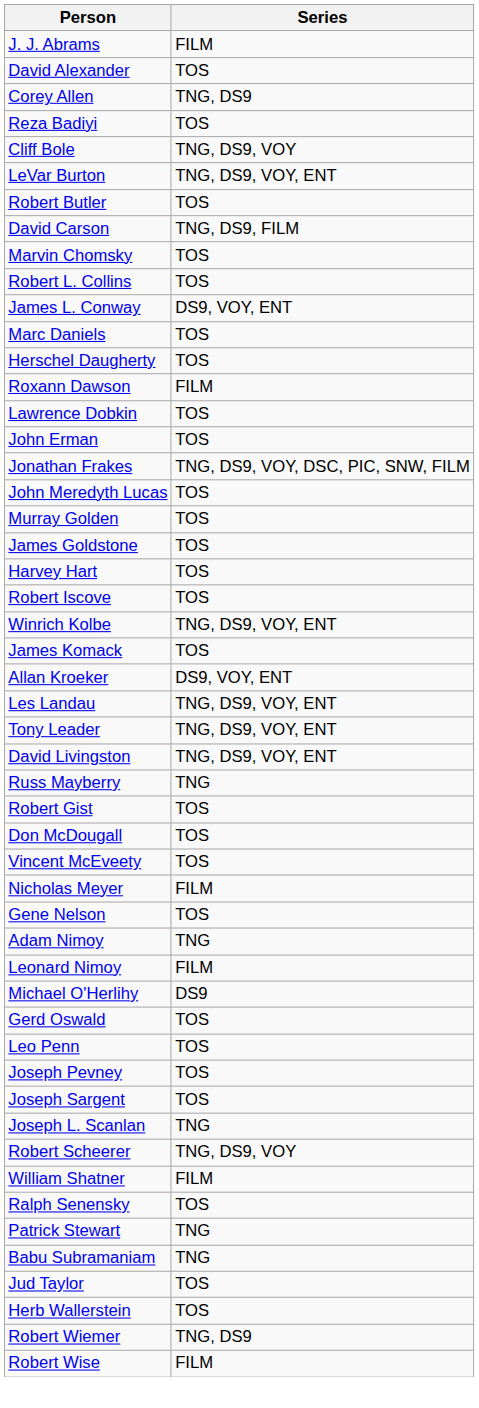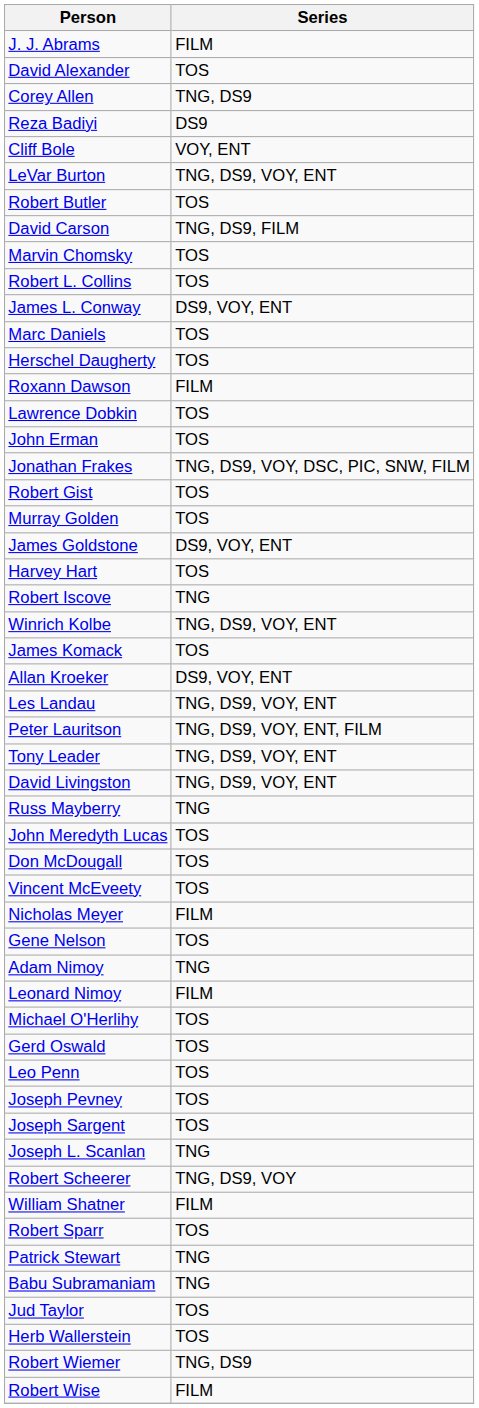(192, 123) TOS -> (191, 123) DS9
(236, 149) TNG, DS9, VOY -> (213, 149) VOY, ENT
rows swapped: (50, 809) <-> (88, 492)
(192, 545) TOS -> (234, 545) DS9, VOY, ENT
(192, 598) TOS -> (193, 598) TNG
+ row: (65, 730)
(191, 994) DS9 -> (192, 1020) TOS
- row: (69, 1205)
+ row: (56, 1231)
